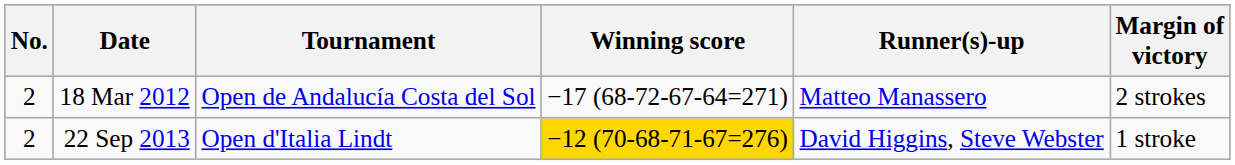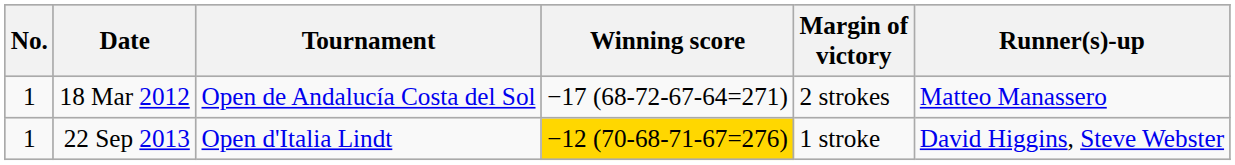columns swapped: (1170, 40) <-> (952, 40)
(29, 96) 2 -> (29, 96) 1
(29, 138) 2 -> (29, 138) 1
